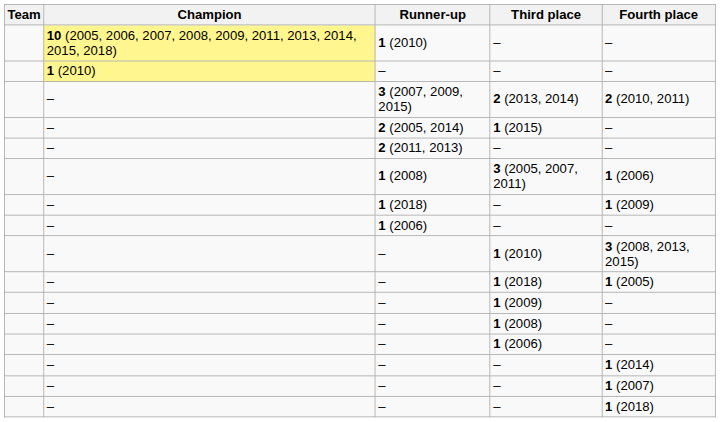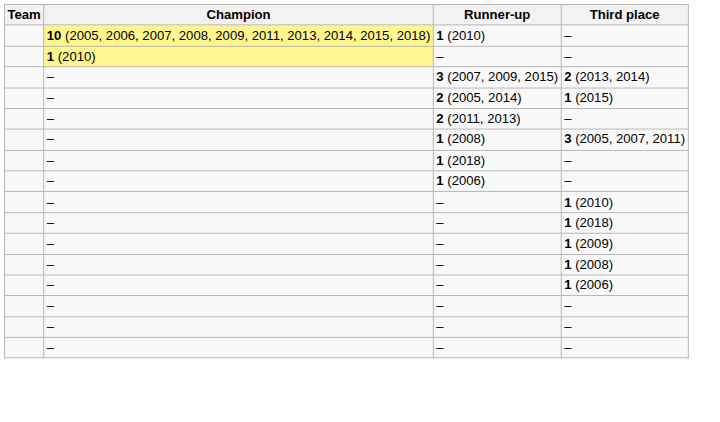- column: (659, 14)
